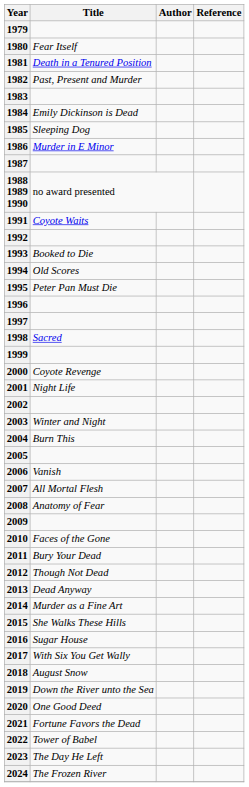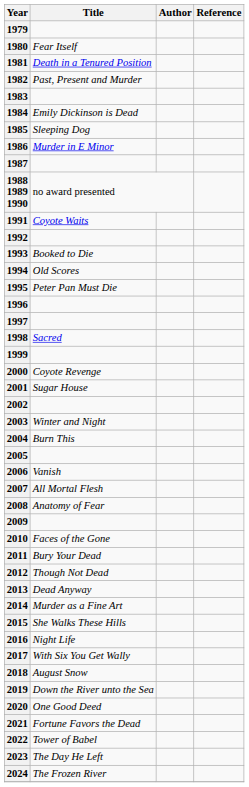(54, 388) Night Life -> (60, 388) Sugar House
(60, 639) Sugar House -> (54, 639) Night Life
